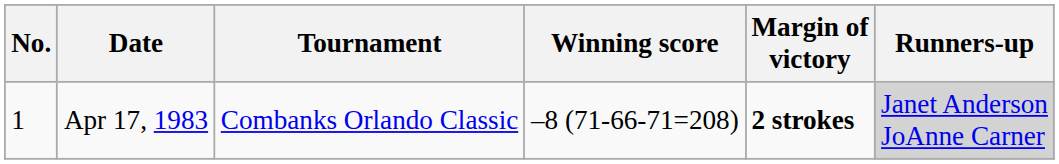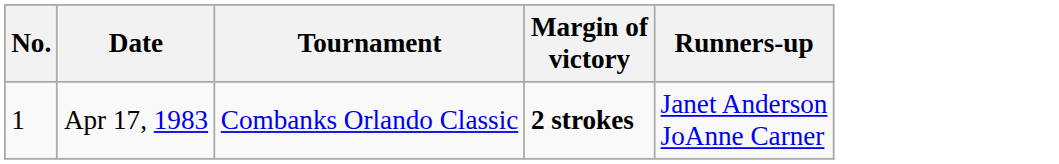- column: (635, 43)
(965, 120) lightgrey background -> (744, 120) no background
